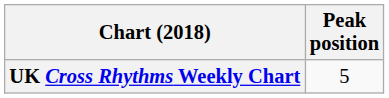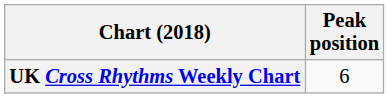(344, 76) 5 -> (344, 76) 6
